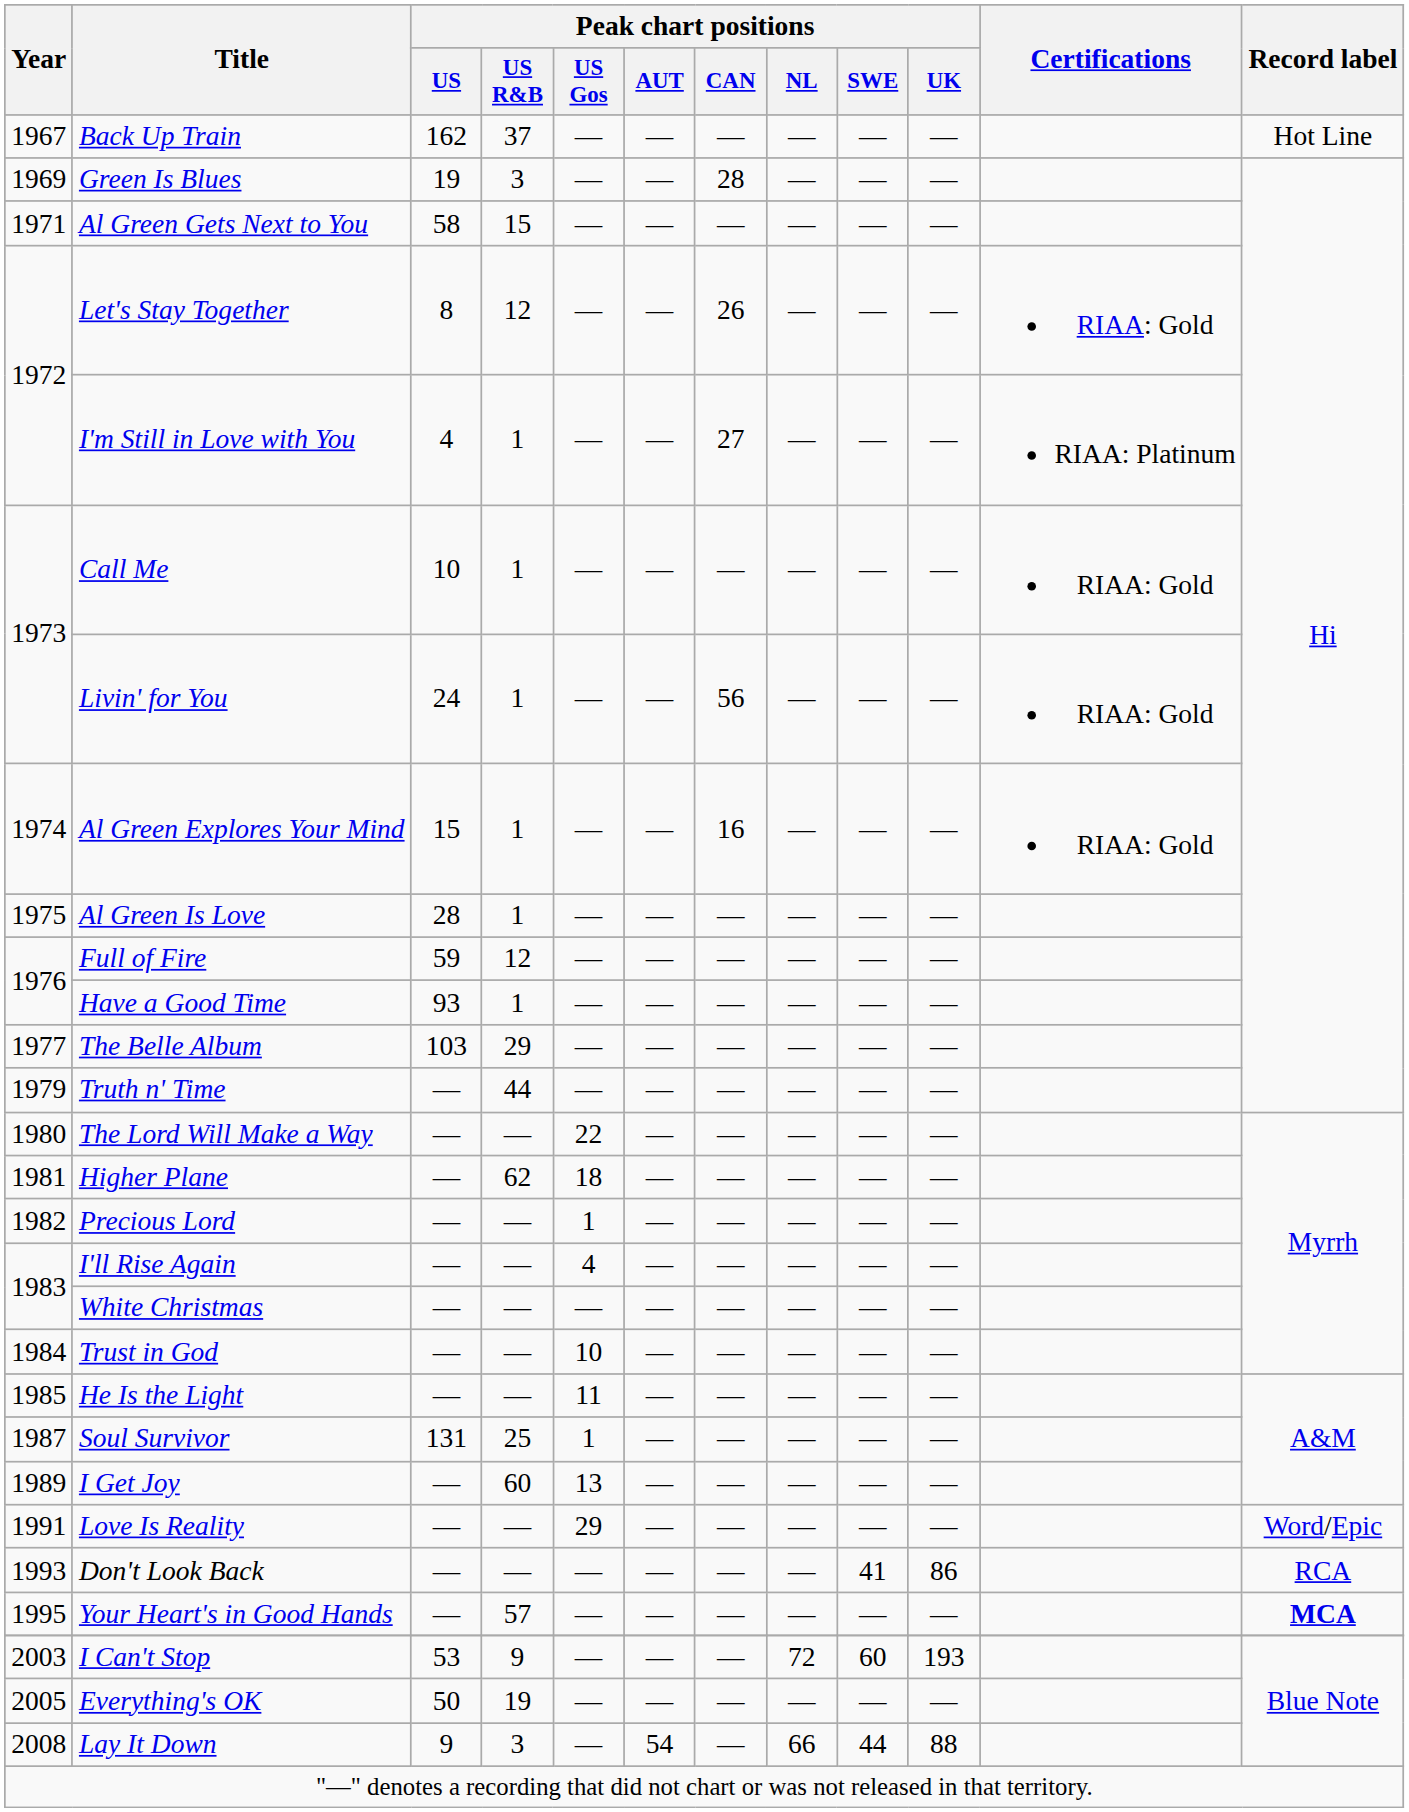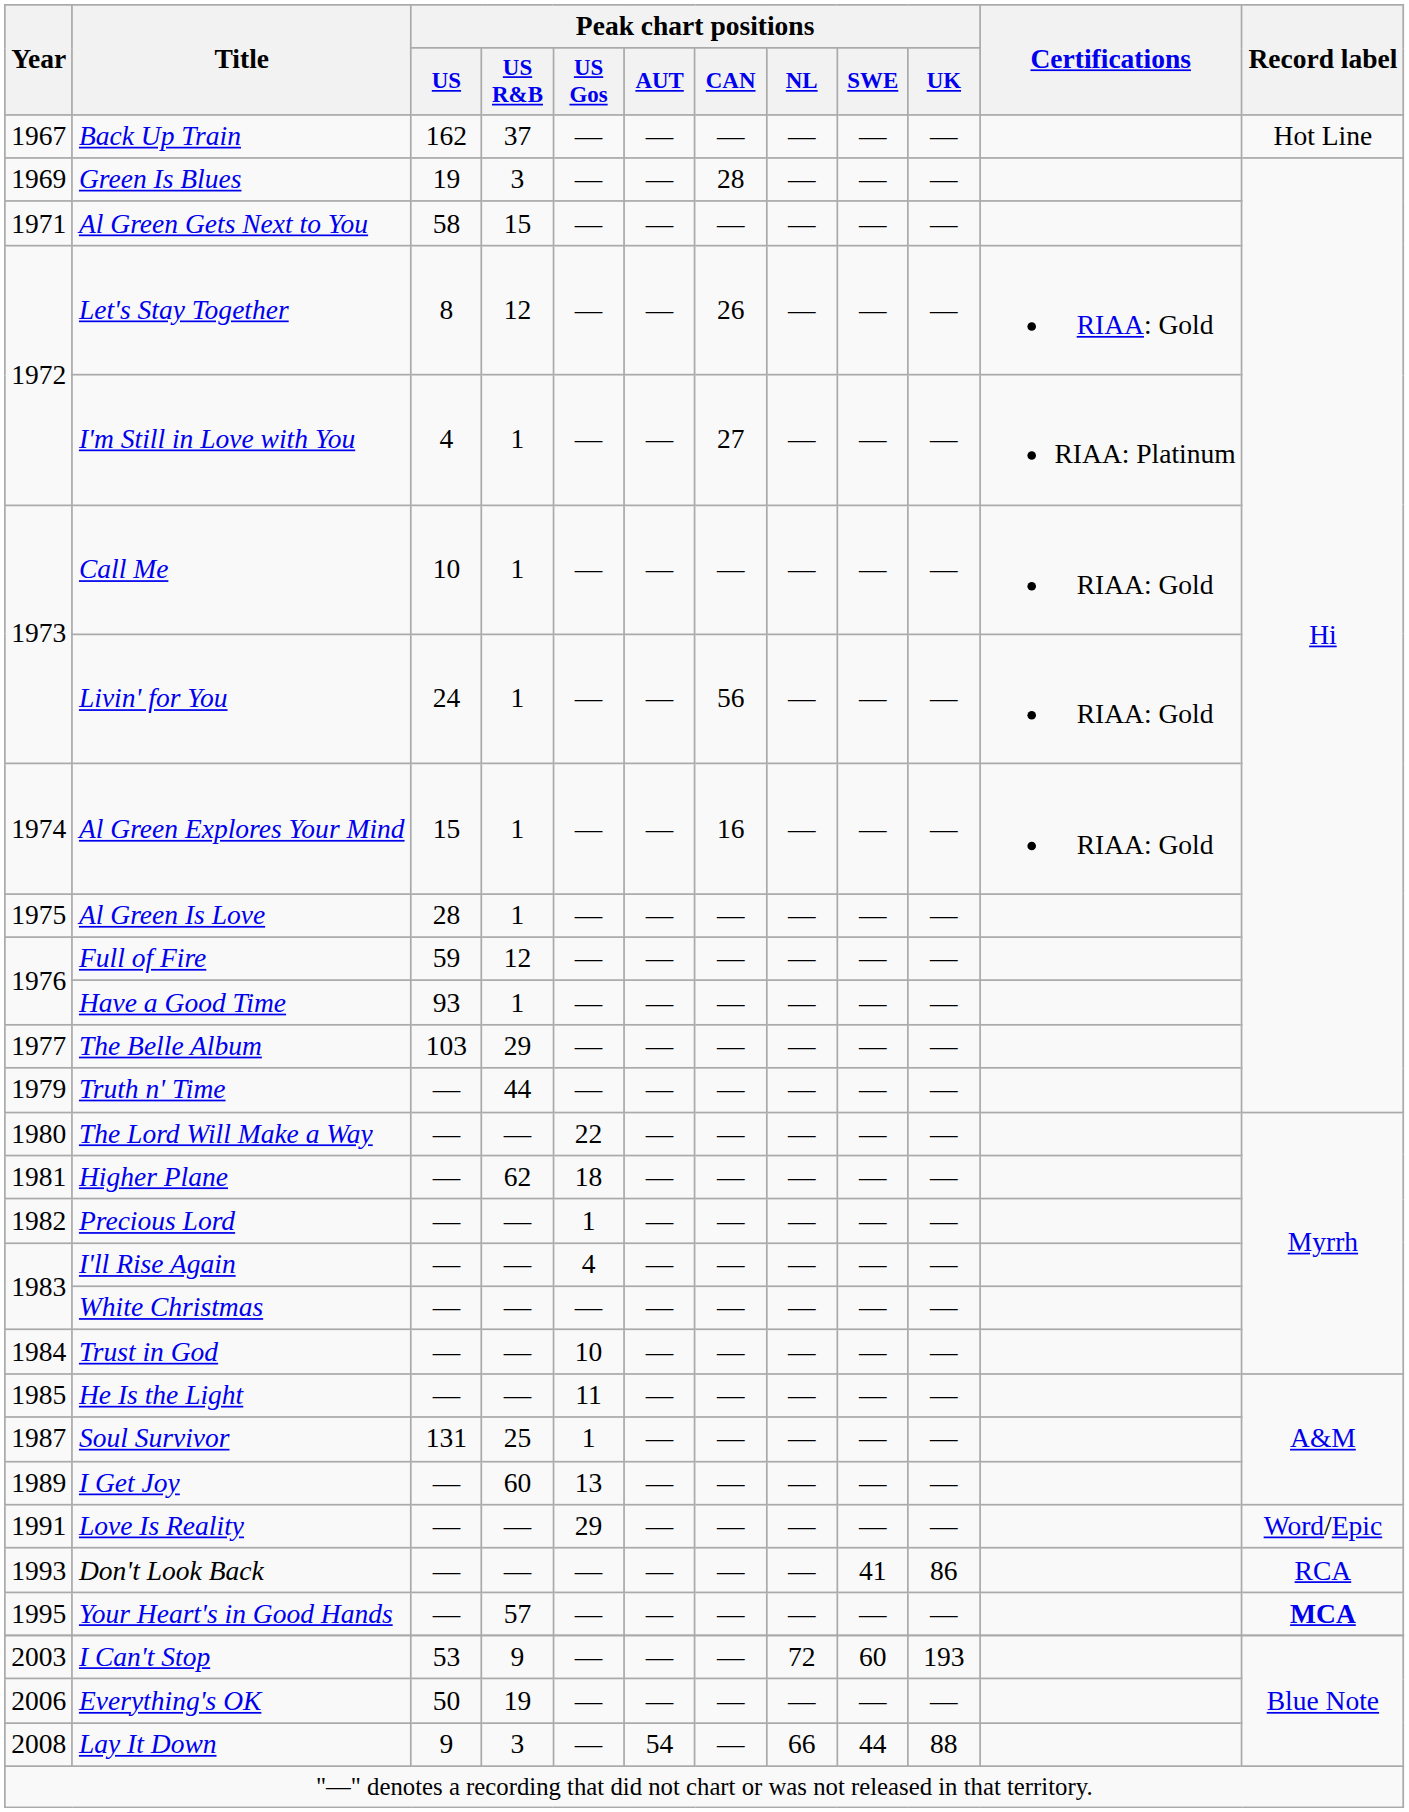(39, 1700) 2005 -> (39, 1700) 2006
